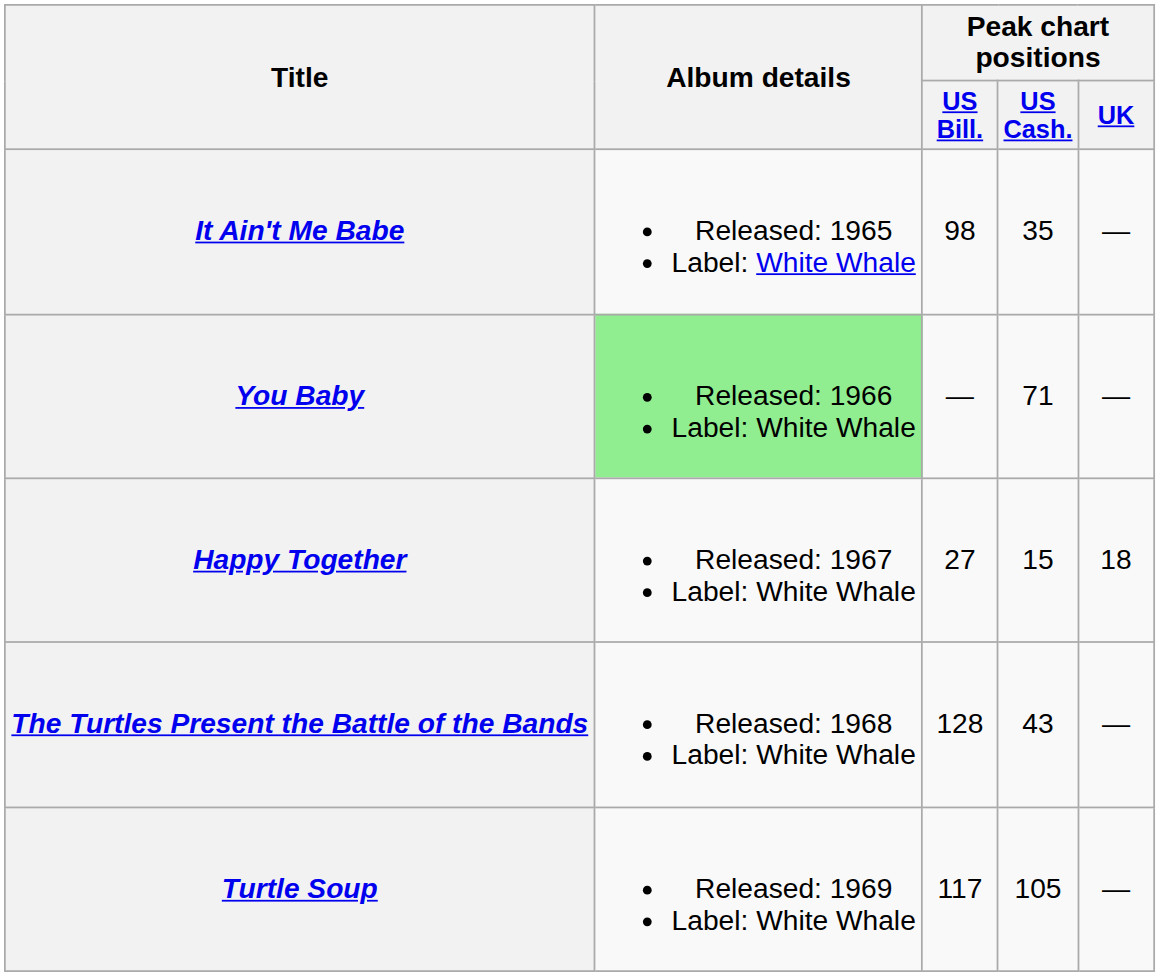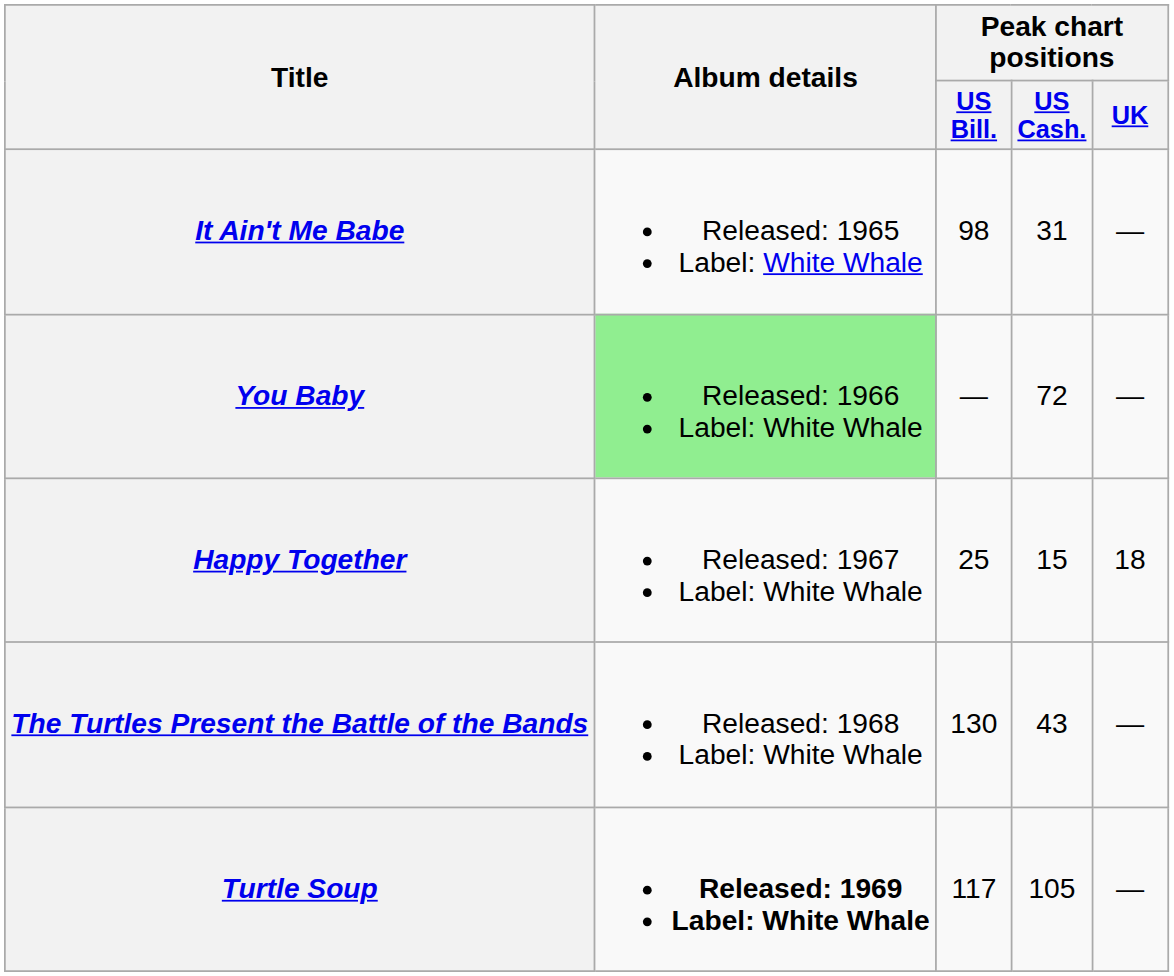(1038, 231) 35 -> (1052, 231) 31
(1038, 395) 71 -> (1052, 395) 72
(960, 559) 27 -> (974, 559) 25
(960, 724) 128 -> (974, 724) 130
(759, 905) normal -> (765, 905) bold
